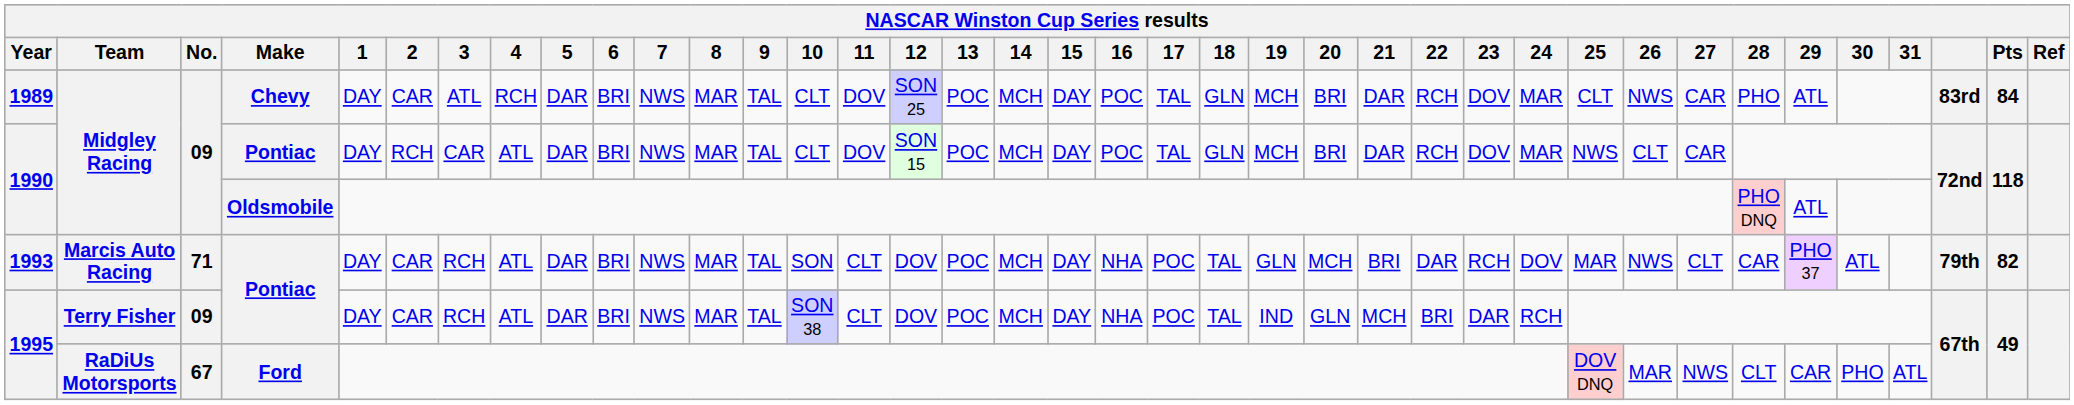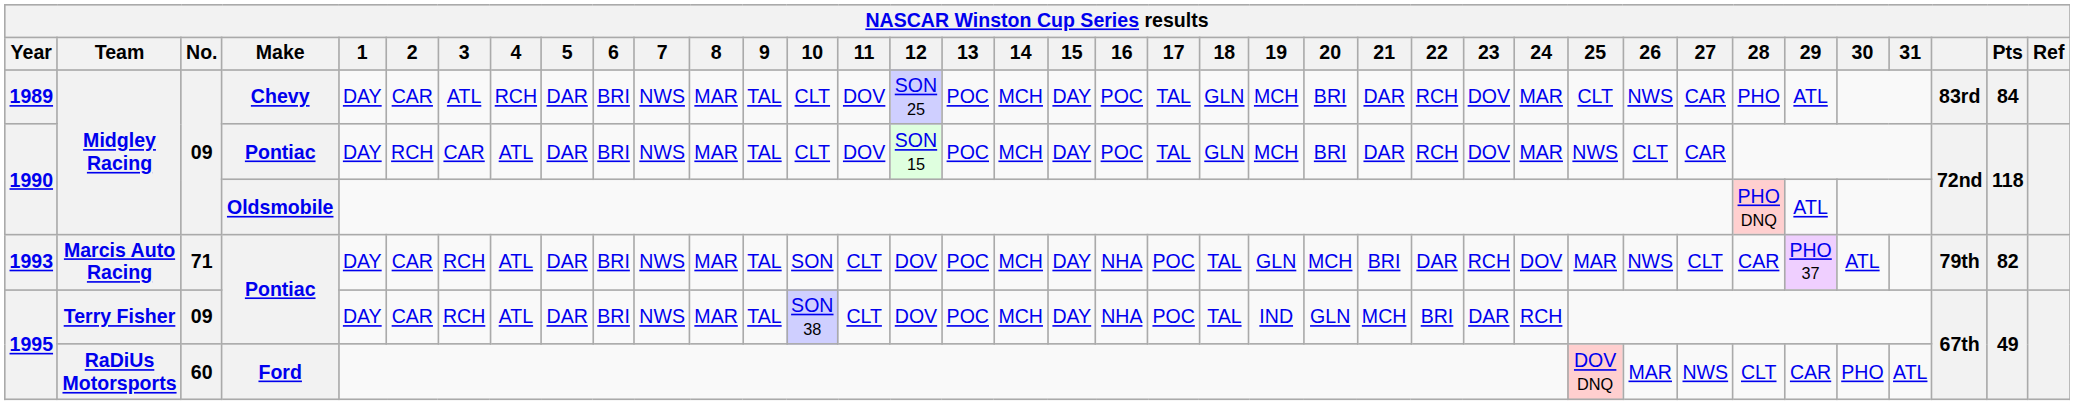(202, 372) 67 -> (202, 372) 60
